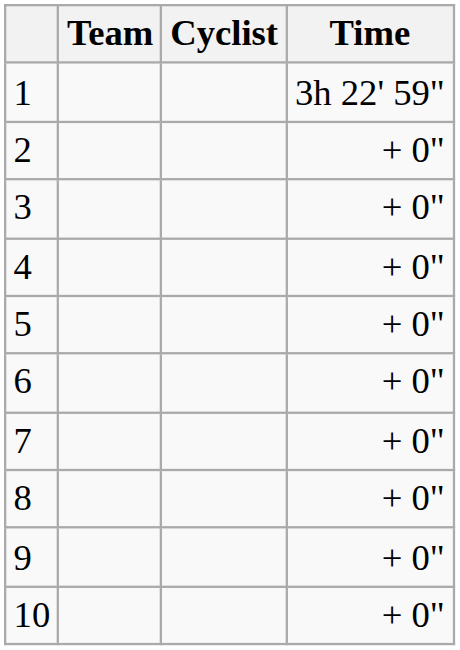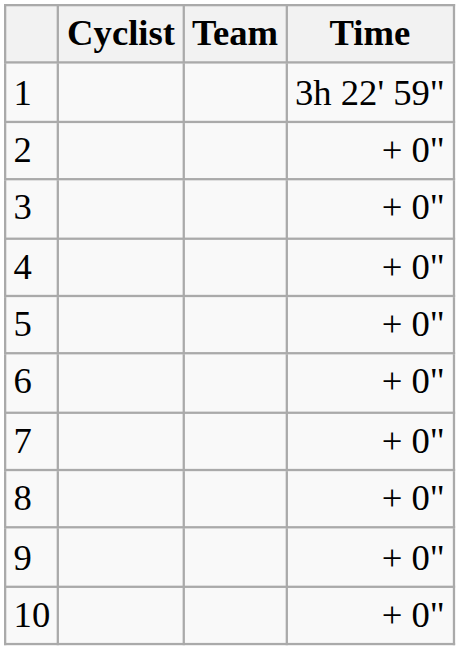columns swapped: (224, 33) <-> (110, 33)
